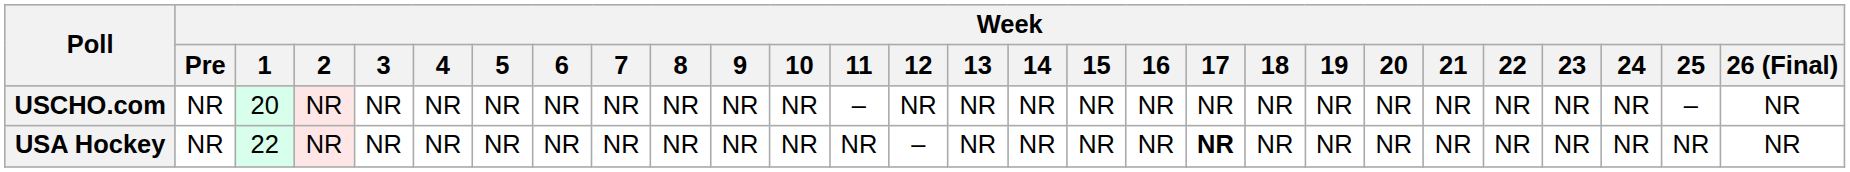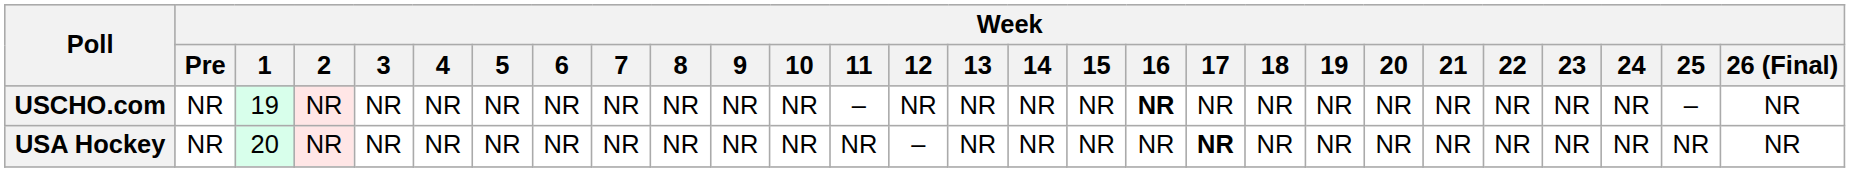(265, 105) 20 -> (265, 105) 19
(1156, 105) normal -> (1156, 105) bold
(265, 145) 22 -> (265, 145) 20
